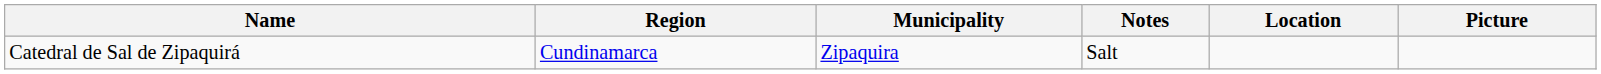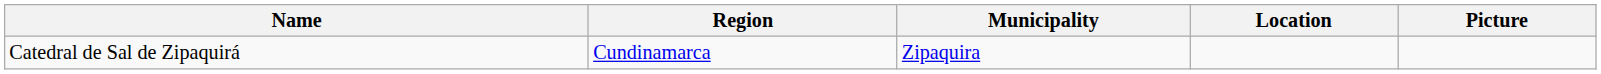- column: (1145, 20)
